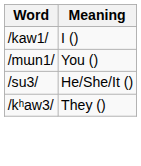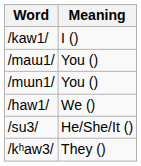+ row: (31, 60)
+ row: (28, 104)
